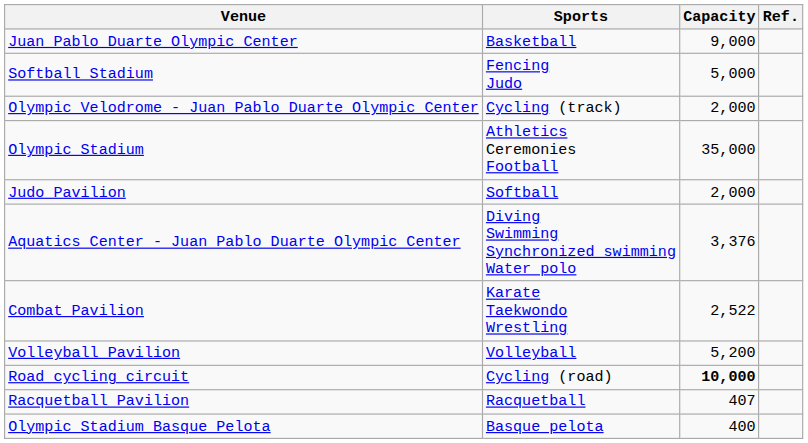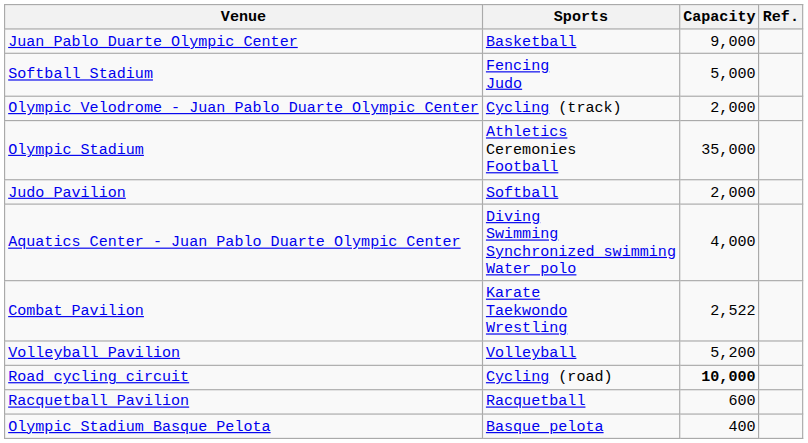(733, 243) 3,376 -> (733, 243) 4,000
(742, 402) 407 -> (742, 402) 600
